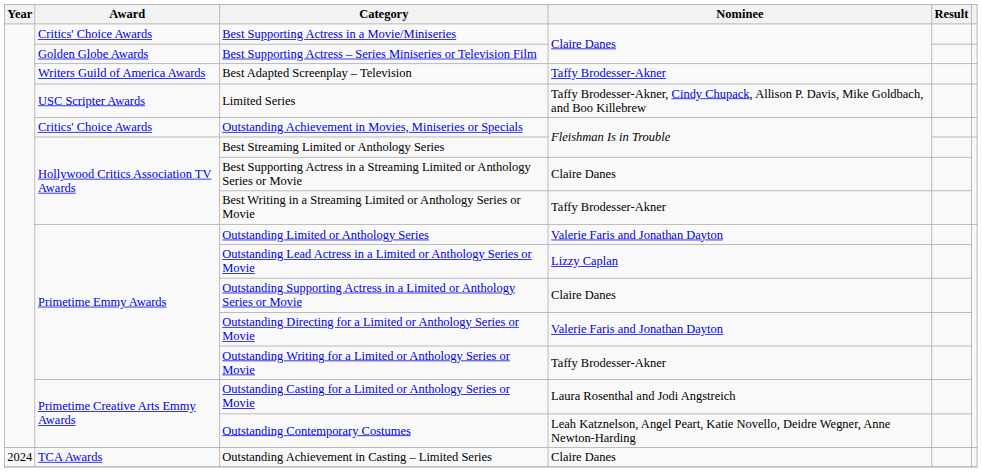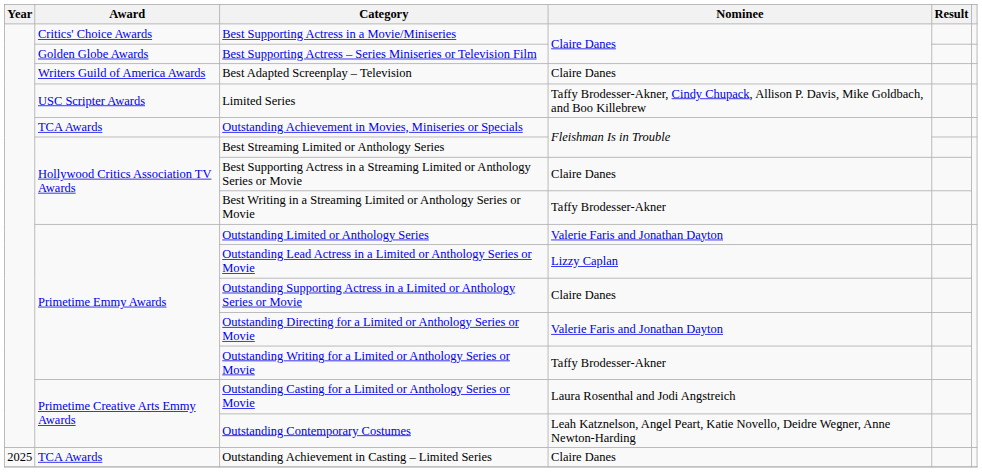(608, 73) Taffy Brodesser-Akner -> (584, 73) Claire Danes
(95, 127) Critics' Choice Awards -> (70, 127) TCA Awards
(20, 457) 2024 -> (20, 457) 2025
